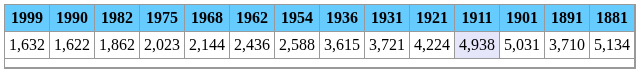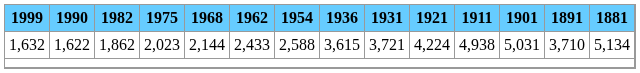(252, 44) 2,436 -> (252, 44) 2,433
(477, 44) lavender background -> (477, 44) no background
